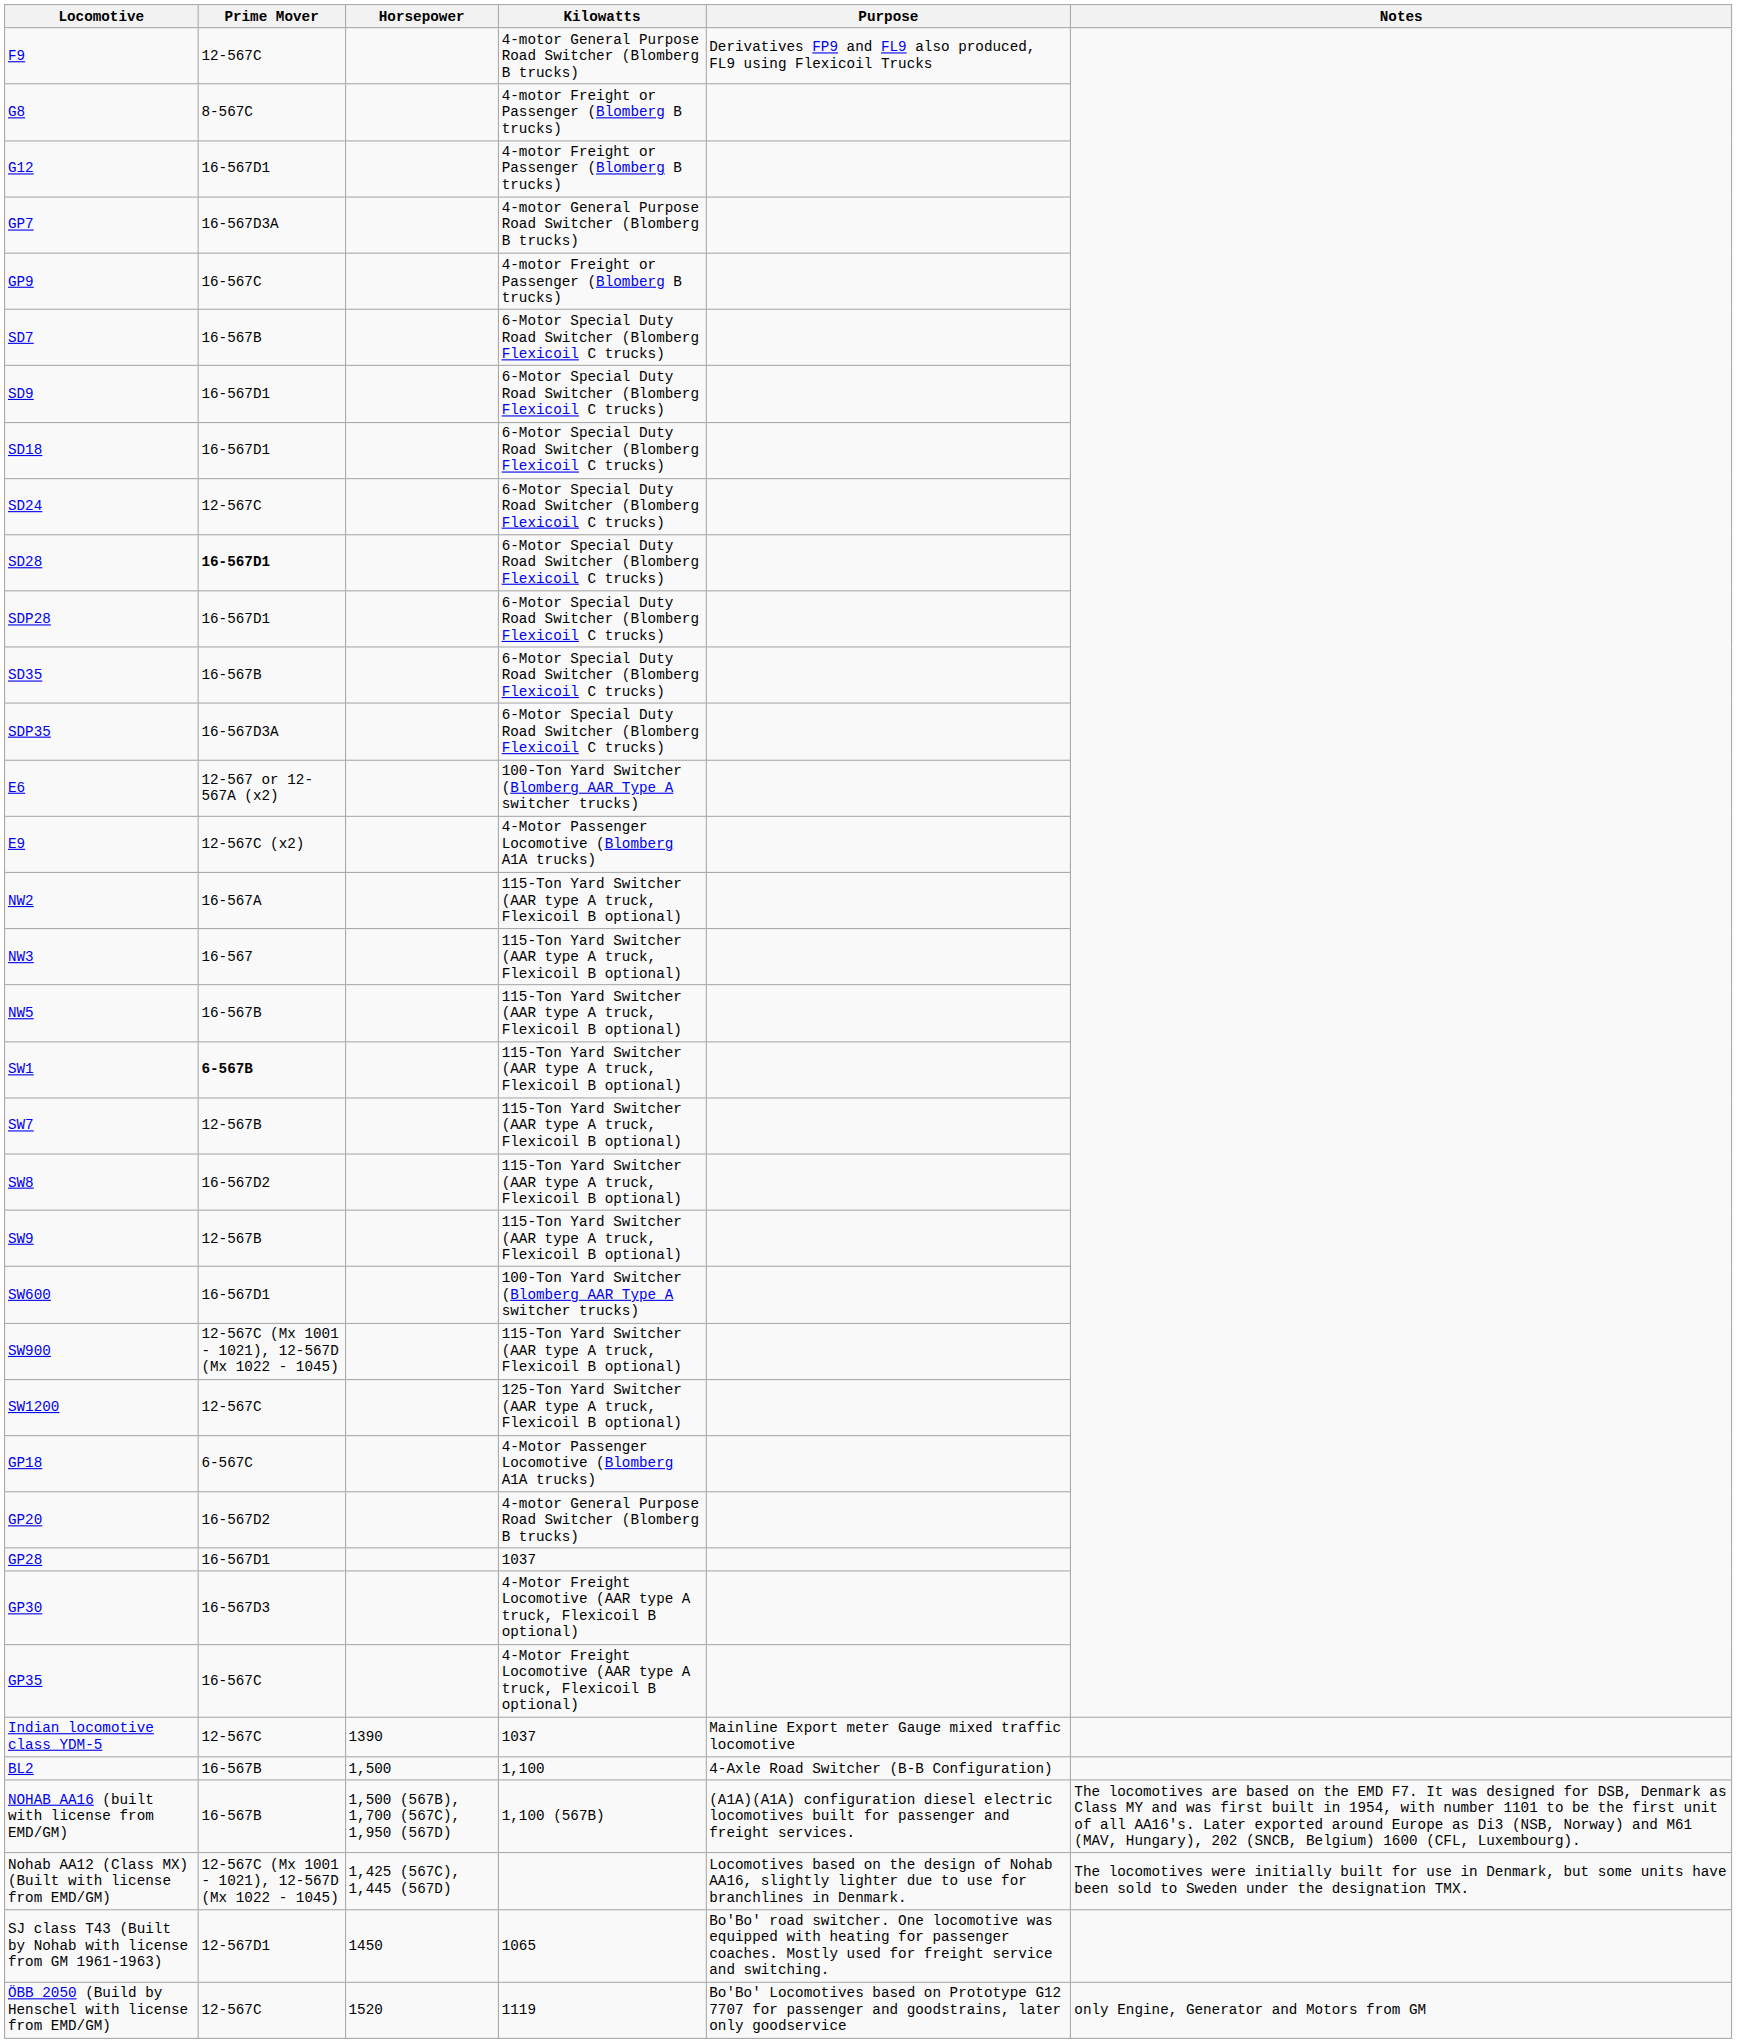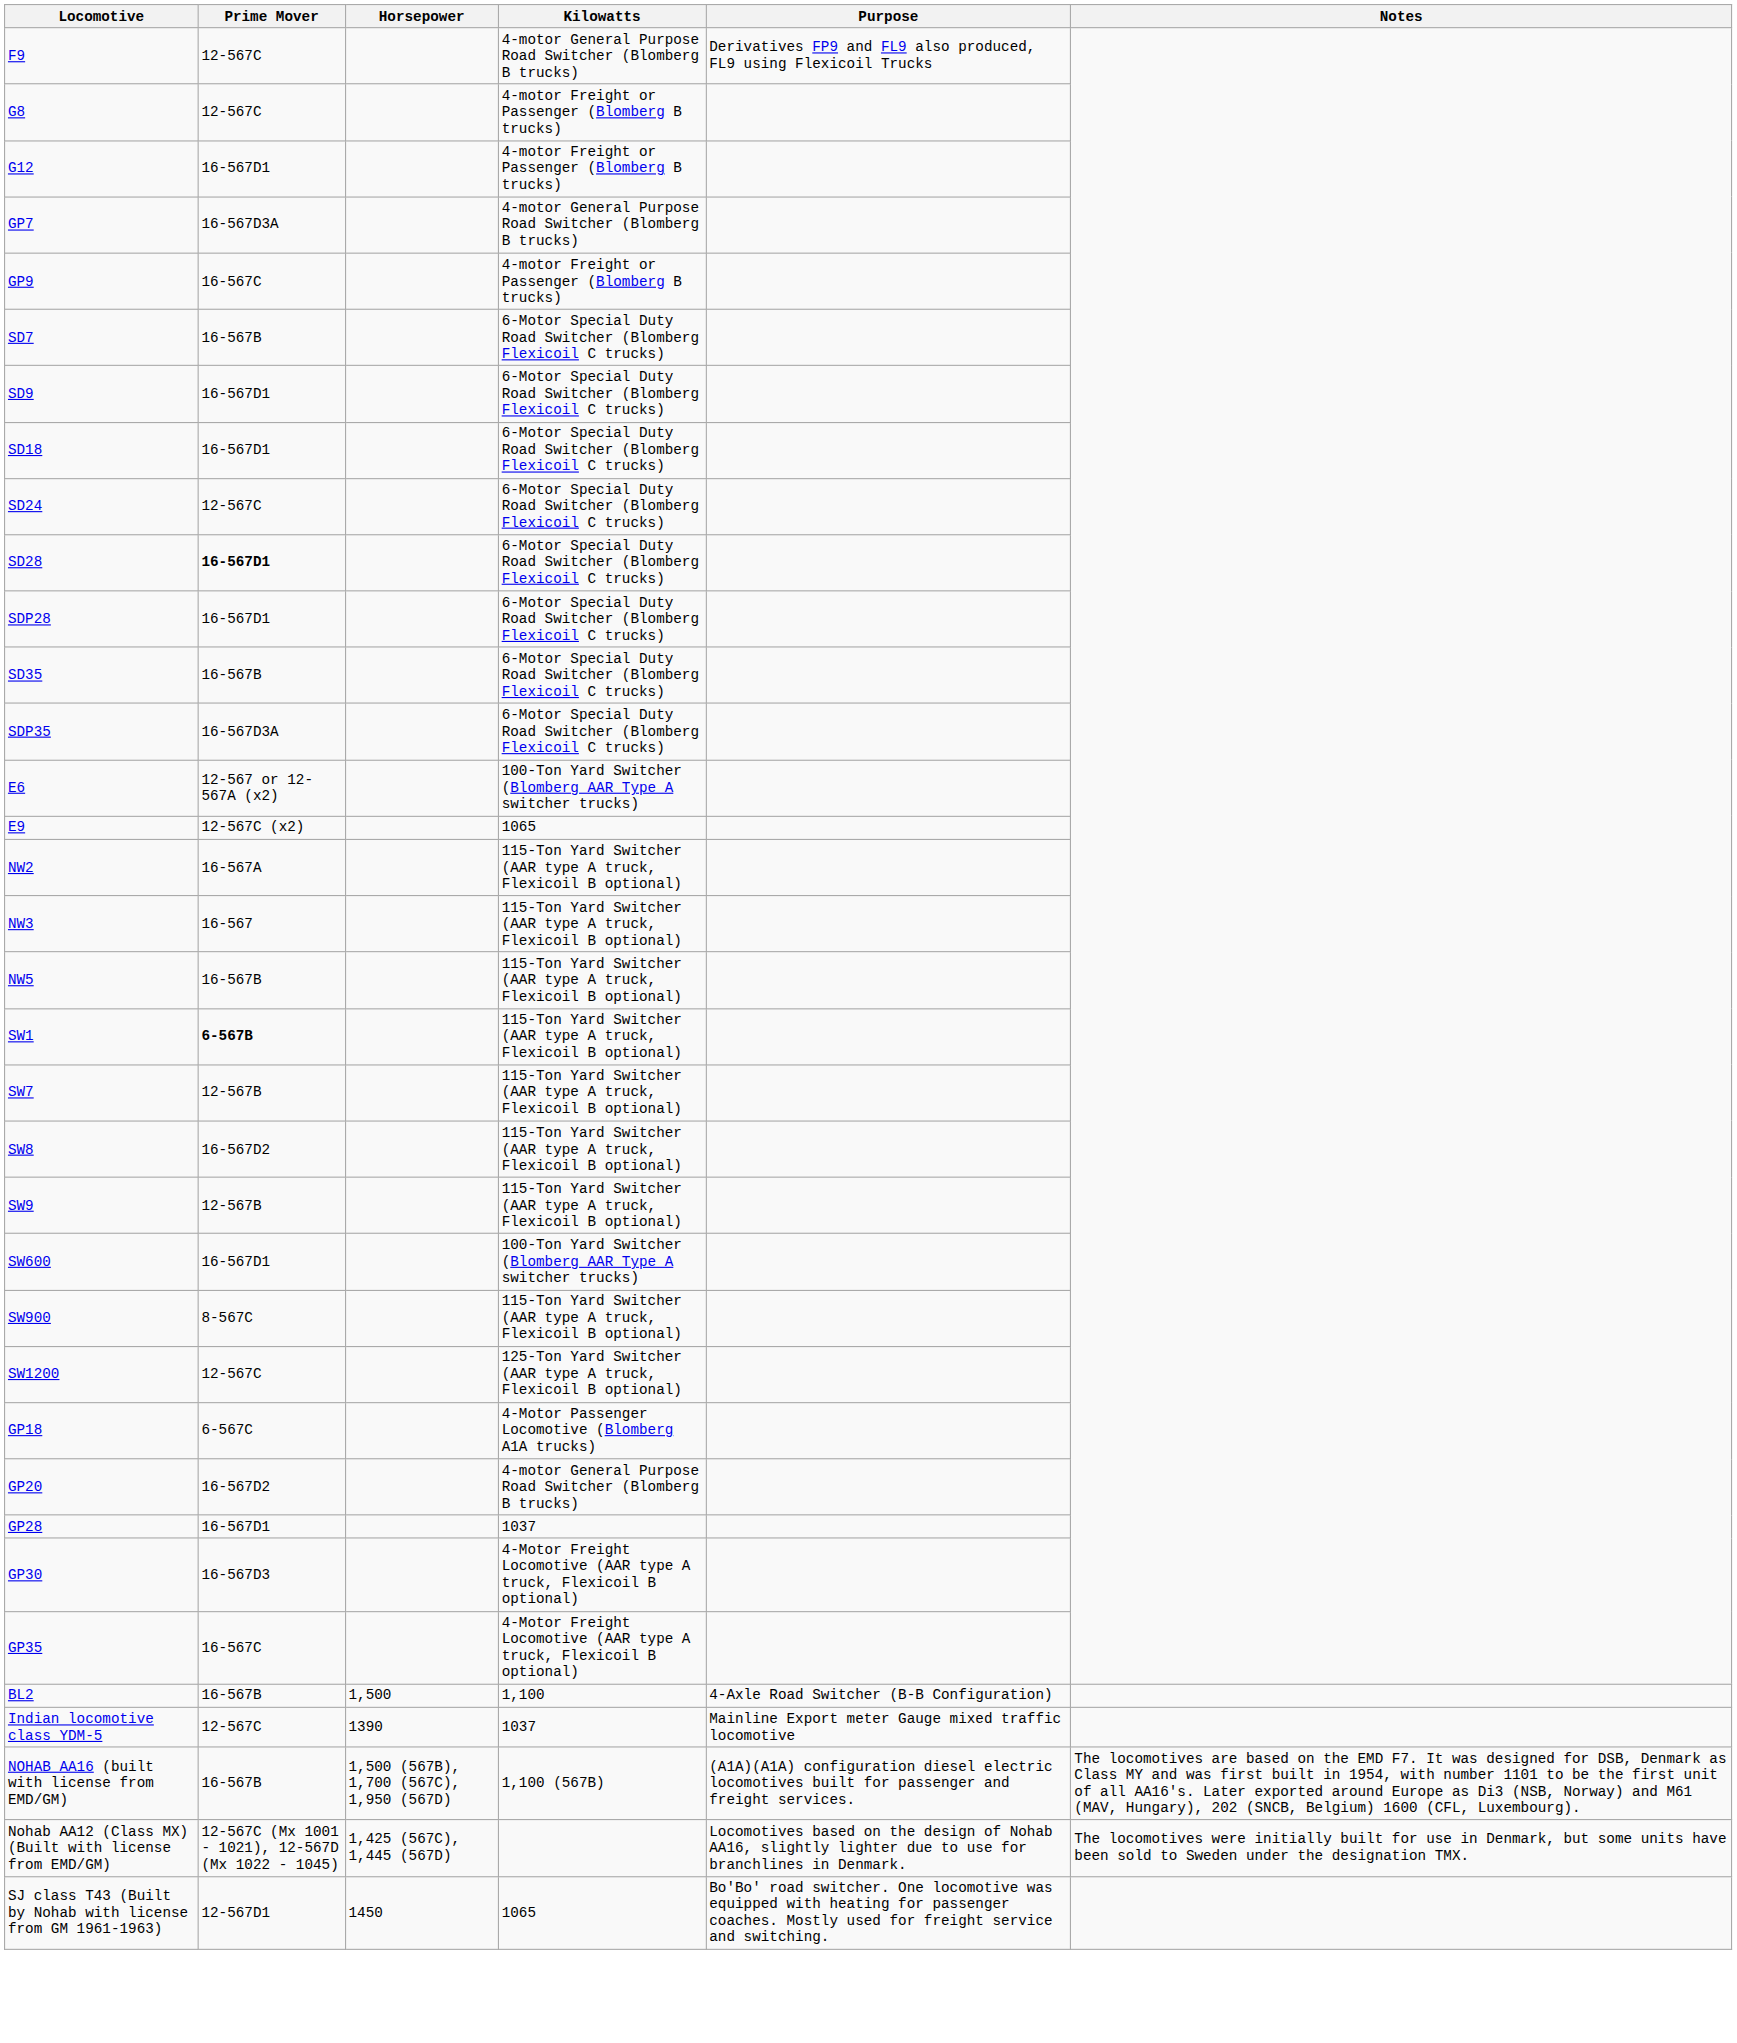(227, 112) 8-567C -> (231, 112) 12-567C
(587, 844) 4-Motor Passenger Locomotive (Blomberg A1A trucks) -> (519, 828) 1065
(270, 1351) 12-567C (Mx 1001 - 1021), 12-567D (Mx 1022 - 1045) -> (227, 1318) 8-567C
rows swapped: (21, 1769) <-> (81, 1737)
- row: (98, 2010)
